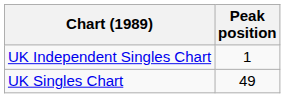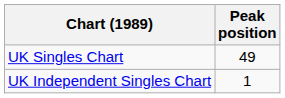rows swapped: (66, 81) <-> (110, 57)
